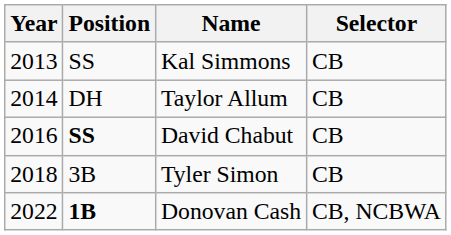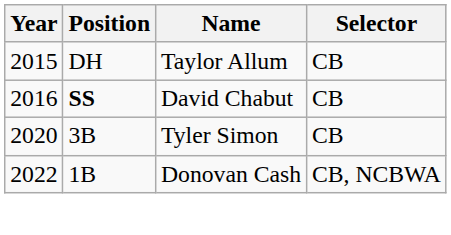- row: (226, 60)
(34, 98) 2014 -> (34, 60) 2015
(34, 173) 2018 -> (34, 135) 2020
(82, 211) bold -> (82, 173) normal
